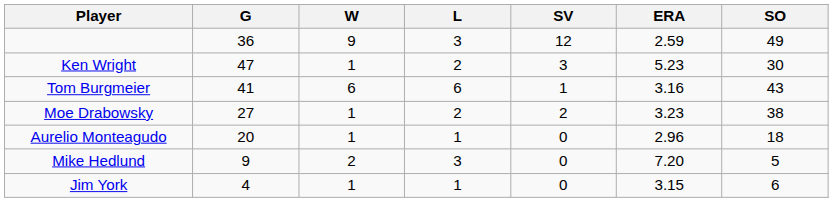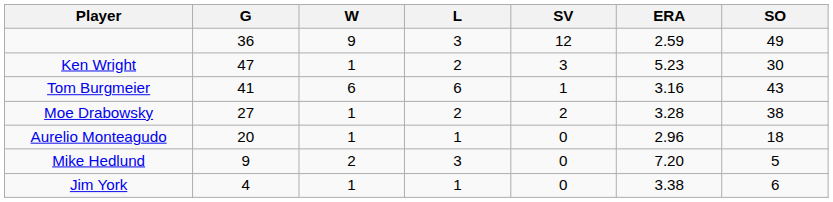(669, 112) 3.23 -> (669, 112) 3.28
(669, 185) 3.15 -> (669, 185) 3.38
